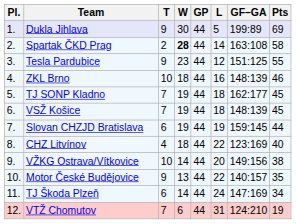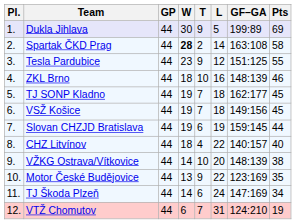columns swapped: (201, 12) <-> (167, 12)
(248, 111) 148:139 -> (248, 111) 149:156
(248, 144) 123:169 -> (248, 144) 140:157
(248, 161) 149:156 -> (248, 161) 148:139
(248, 177) 140:157 -> (248, 177) 123:169
